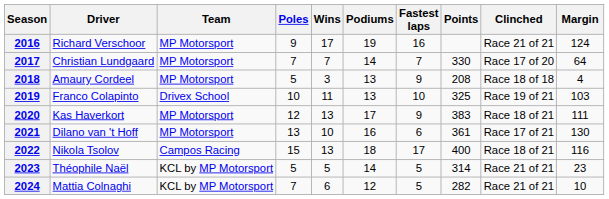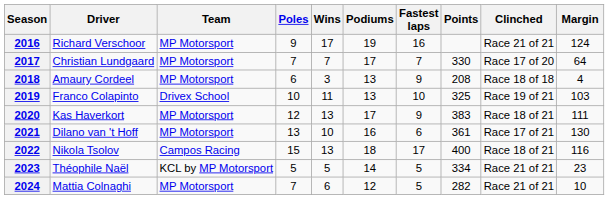(370, 61) 14 -> (370, 61) 17
(293, 79) 5 -> (293, 79) 6
(461, 168) 314 -> (461, 168) 334
(216, 185) KCL by MP Motorsport -> (196, 185) MP Motorsport
